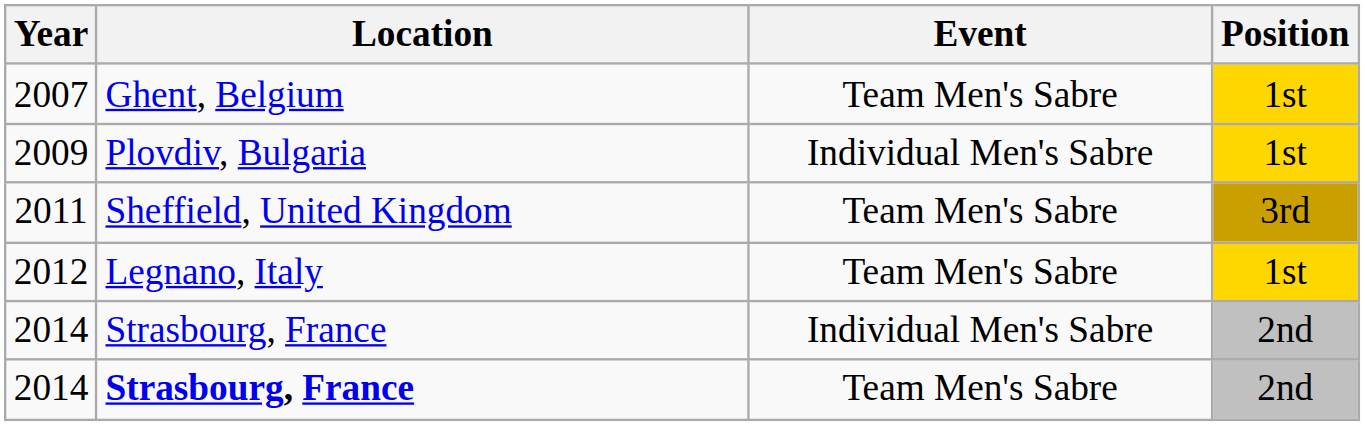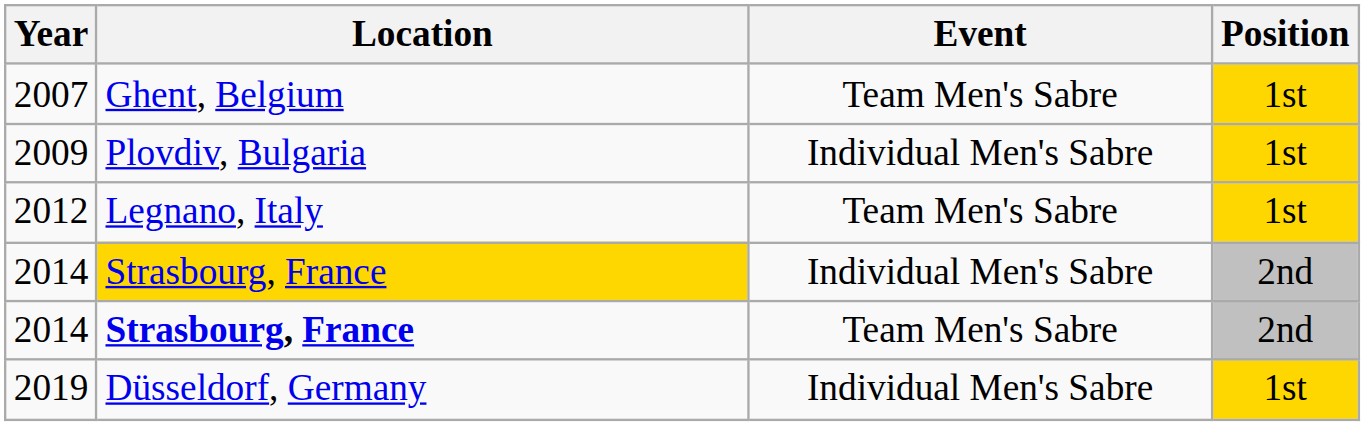- row: (51, 211)
(246, 329) no background -> (246, 270) gold background
+ row: (51, 388)
